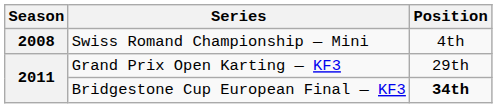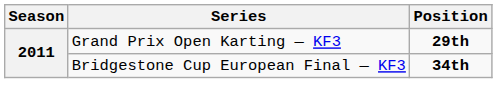- row: (220, 41)
(451, 66) normal -> (451, 41) bold
